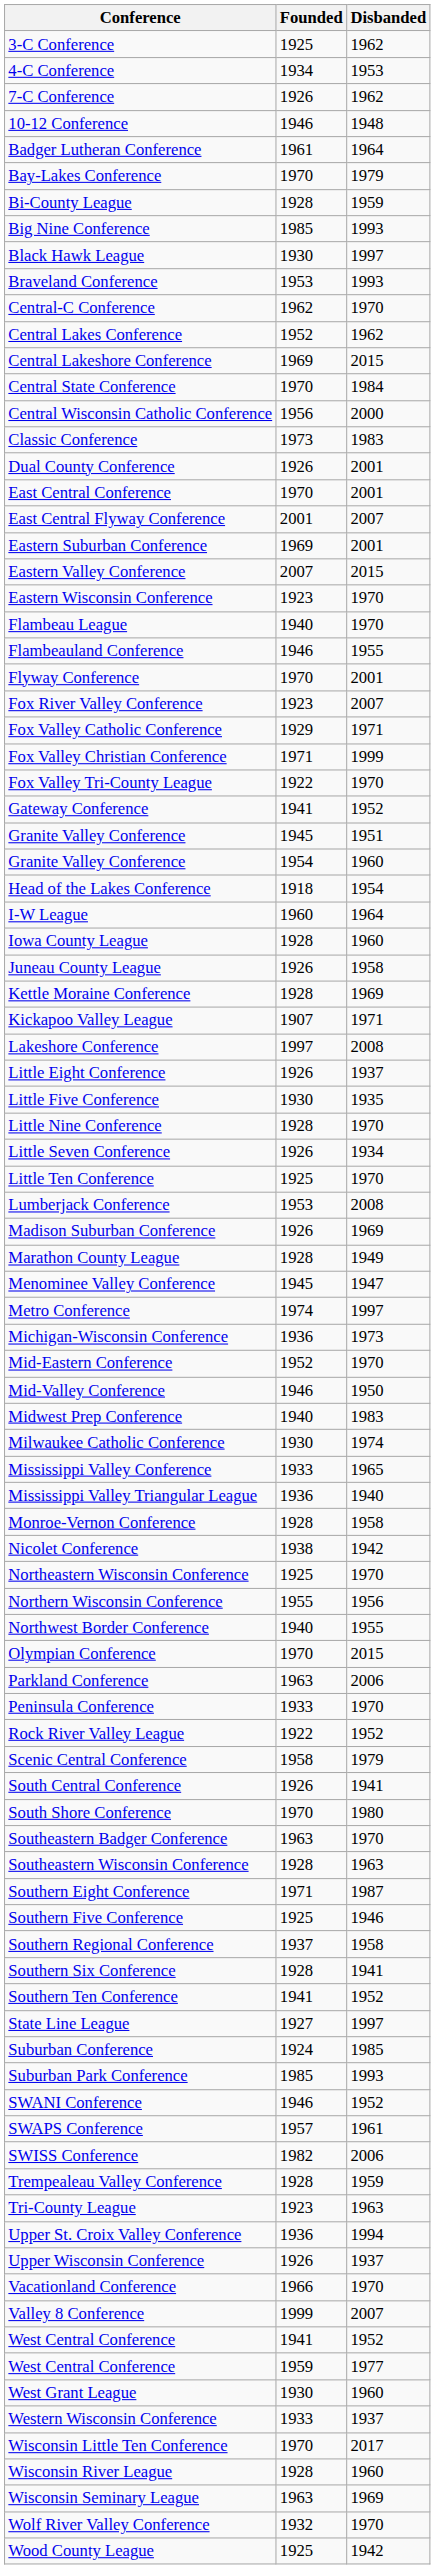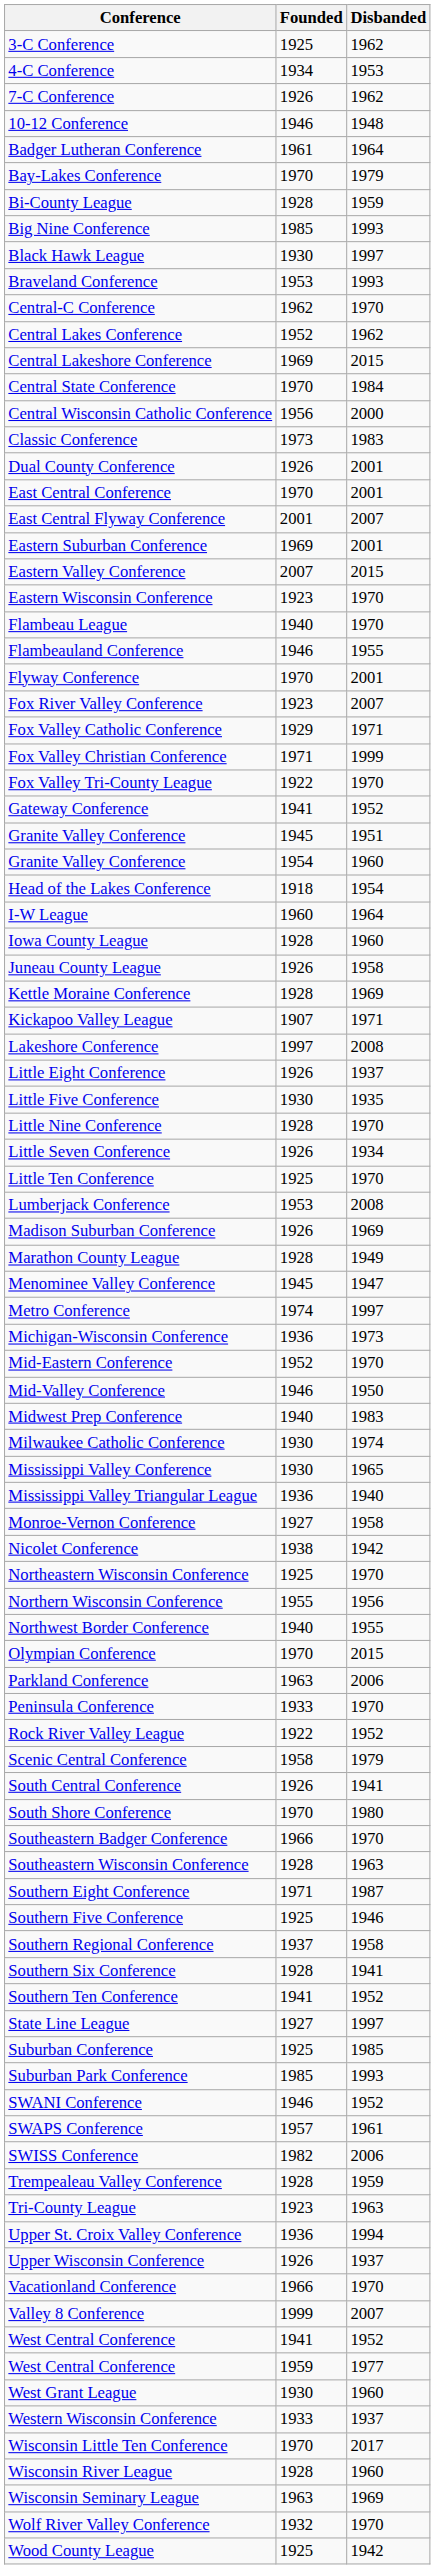(296, 1469) 1933 -> (296, 1469) 1930
(296, 1521) 1928 -> (296, 1521) 1927
(296, 1838) 1963 -> (296, 1838) 1966
(296, 2049) 1924 -> (296, 2049) 1925
